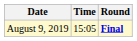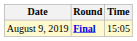columns swapped: (85, 12) <-> (115, 12)
